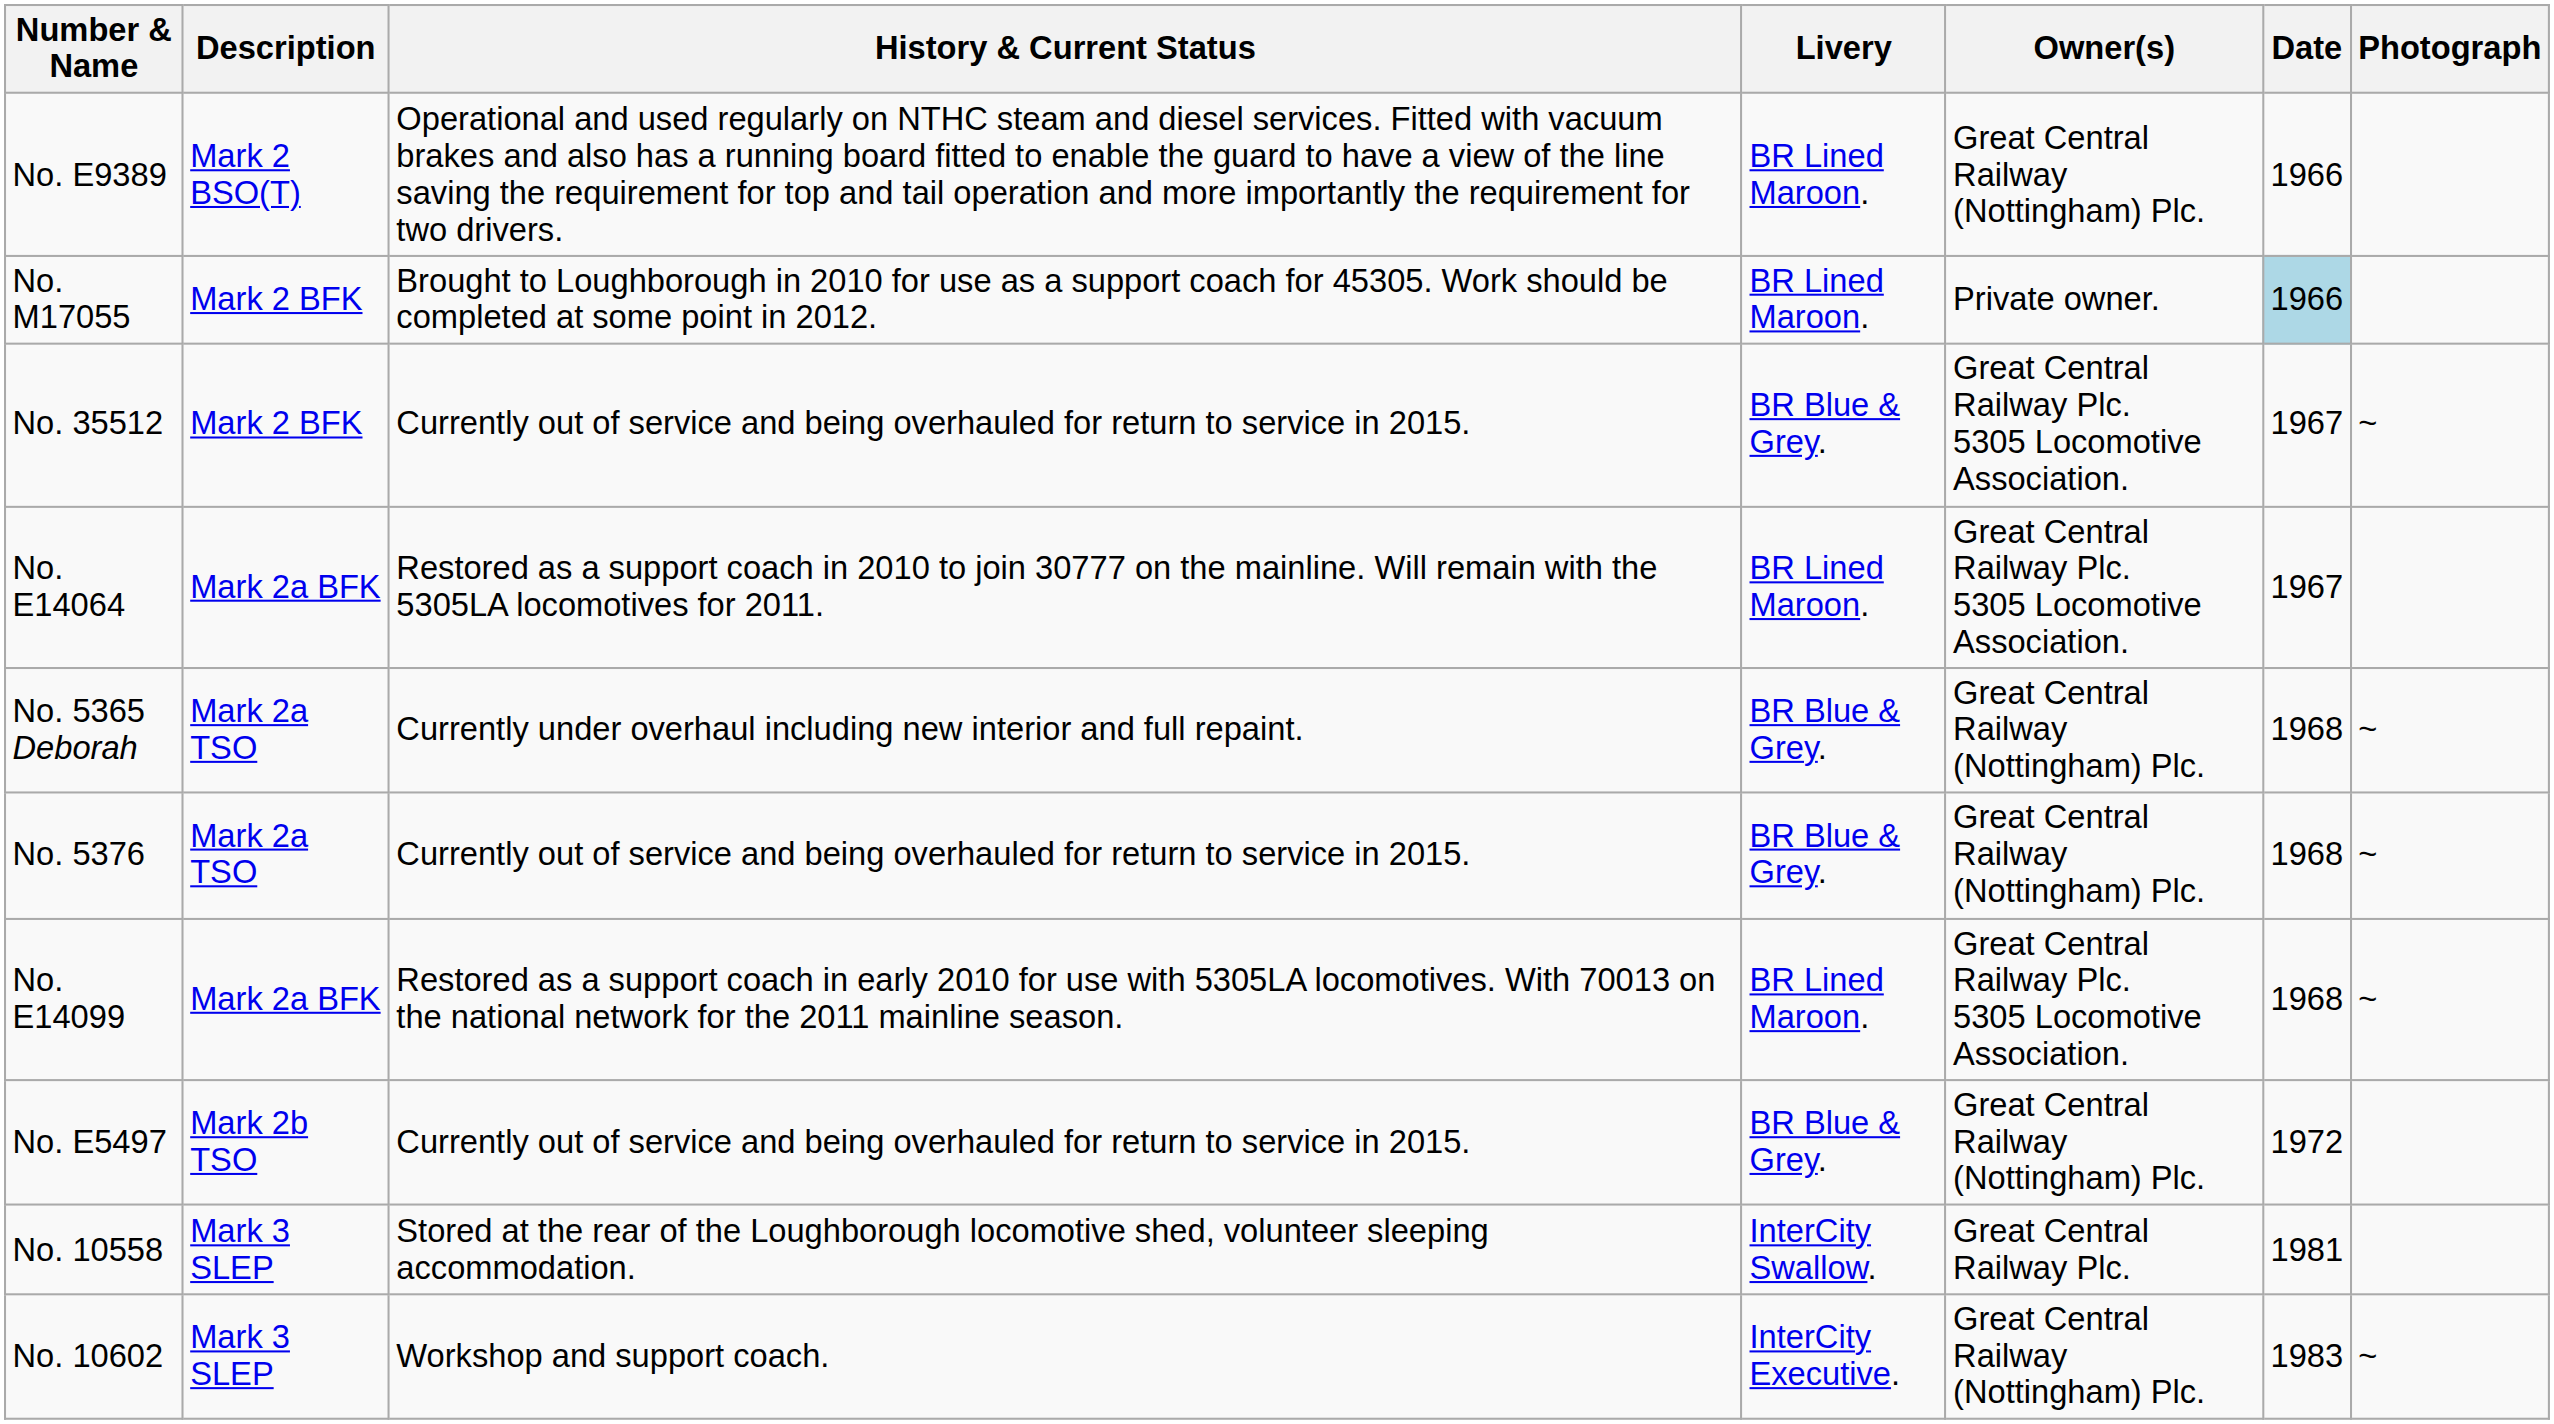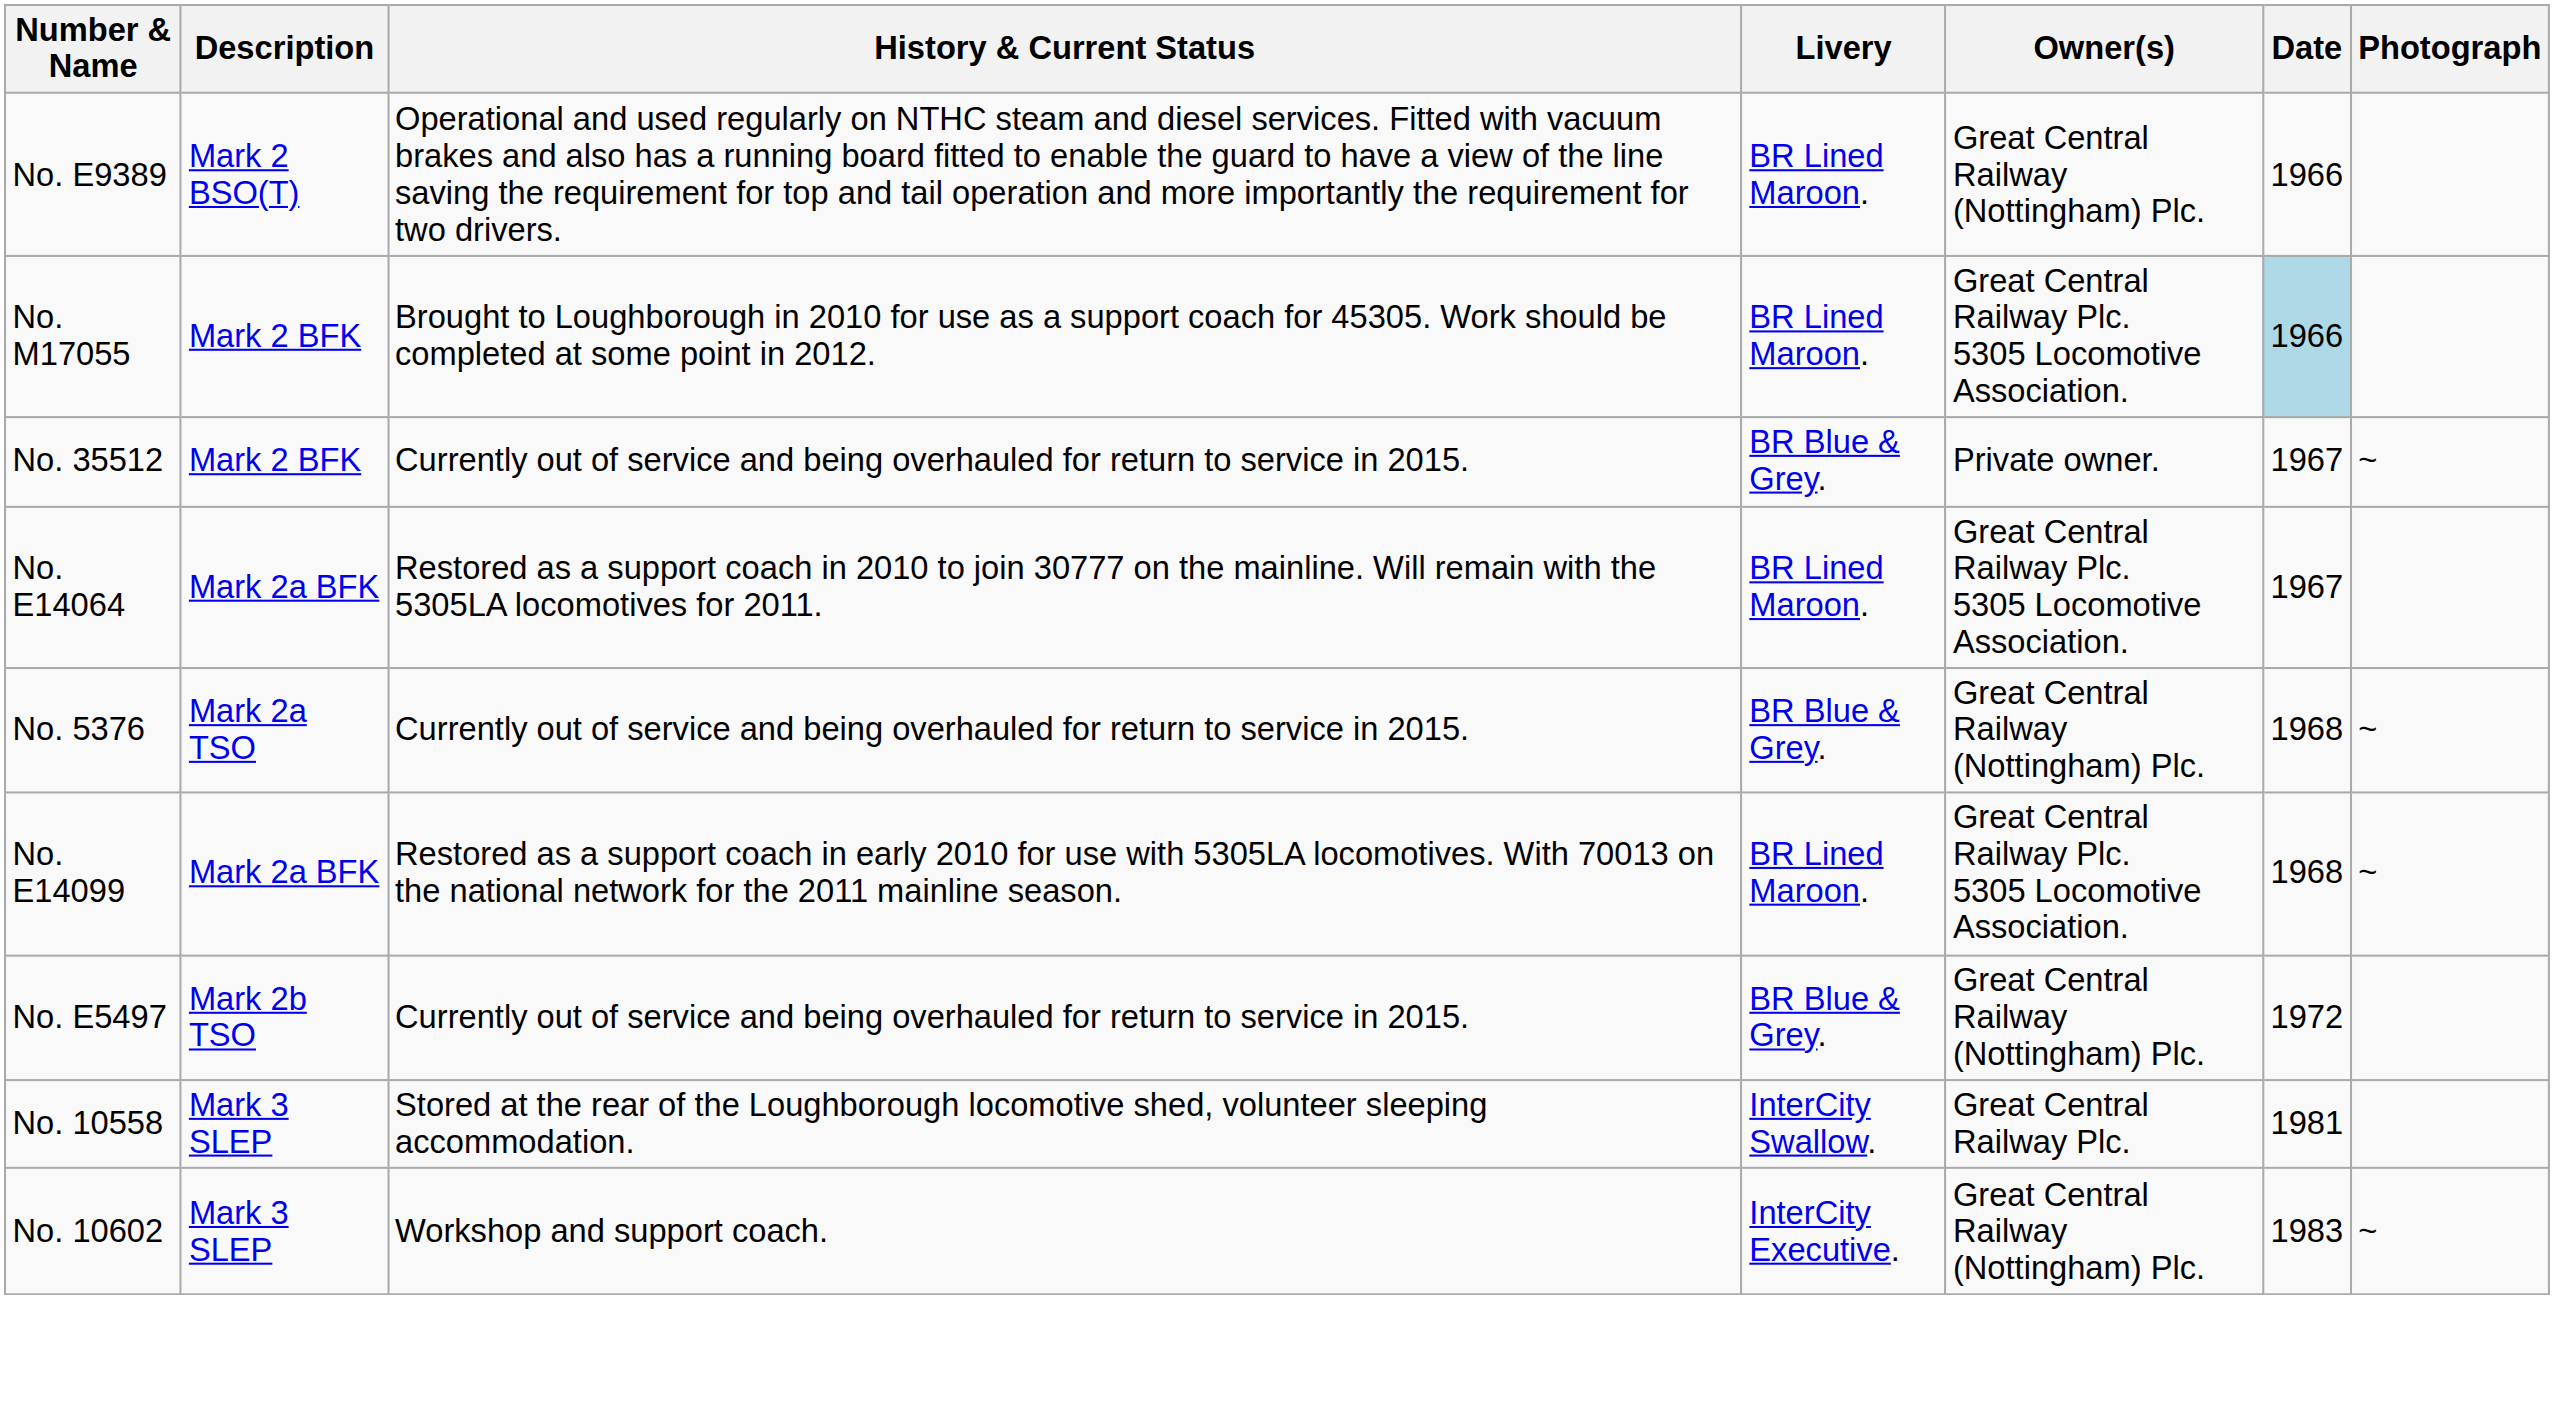(2056, 299) Private owner. -> (2077, 335) Great Central Railway Plc. 5305 Locomotive Association.
(2077, 424) Great Central Railway Plc. 5305 Locomotive Association. -> (2056, 461) Private owner.
- row: (79, 729)
